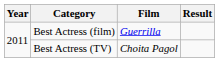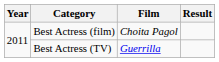(140, 31) Guerrilla -> (149, 31) Choita Pagol
(149, 49) Choita Pagol -> (140, 49) Guerrilla
